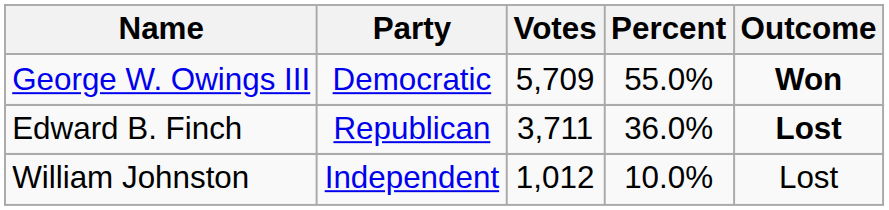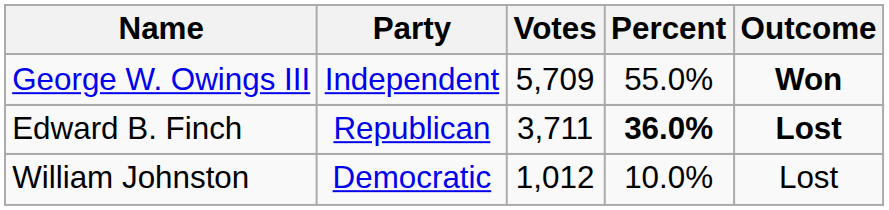(412, 79) Democratic -> (412, 79) Independent
(669, 128) normal -> (669, 128) bold
(412, 178) Independent -> (412, 178) Democratic
